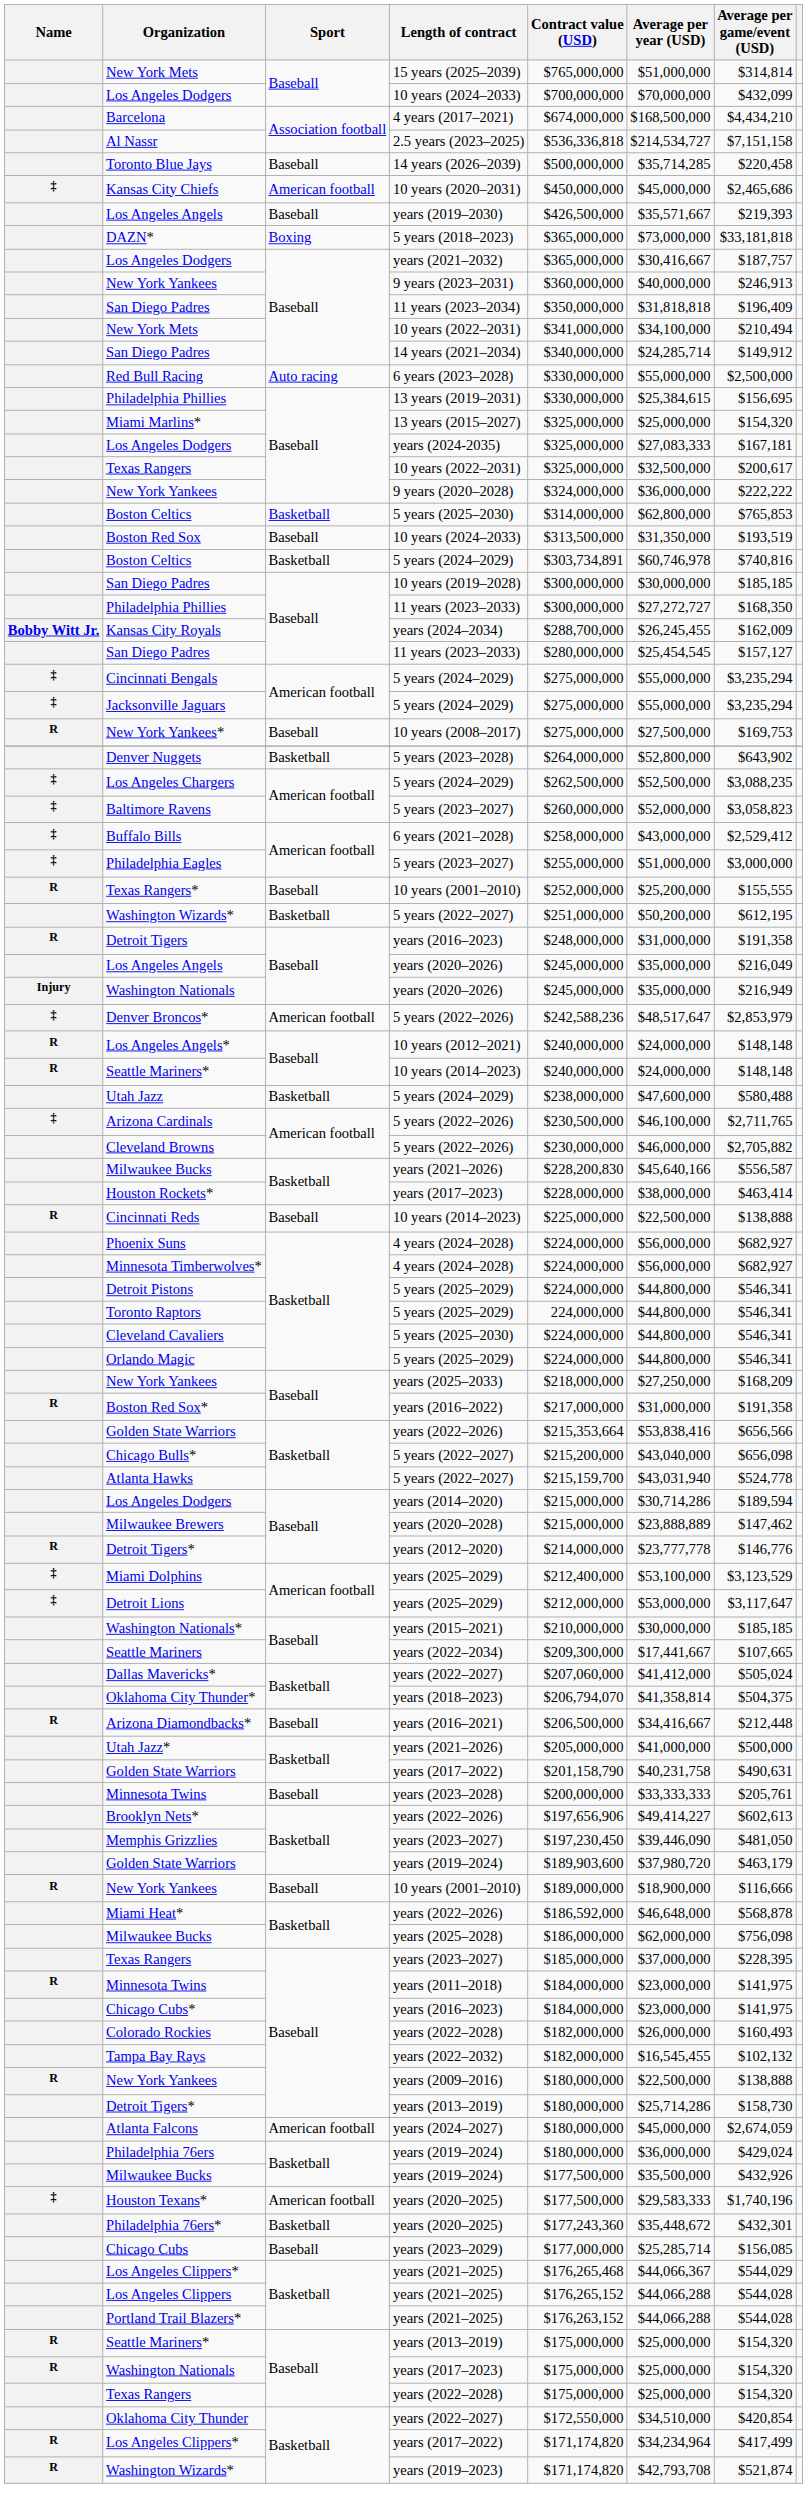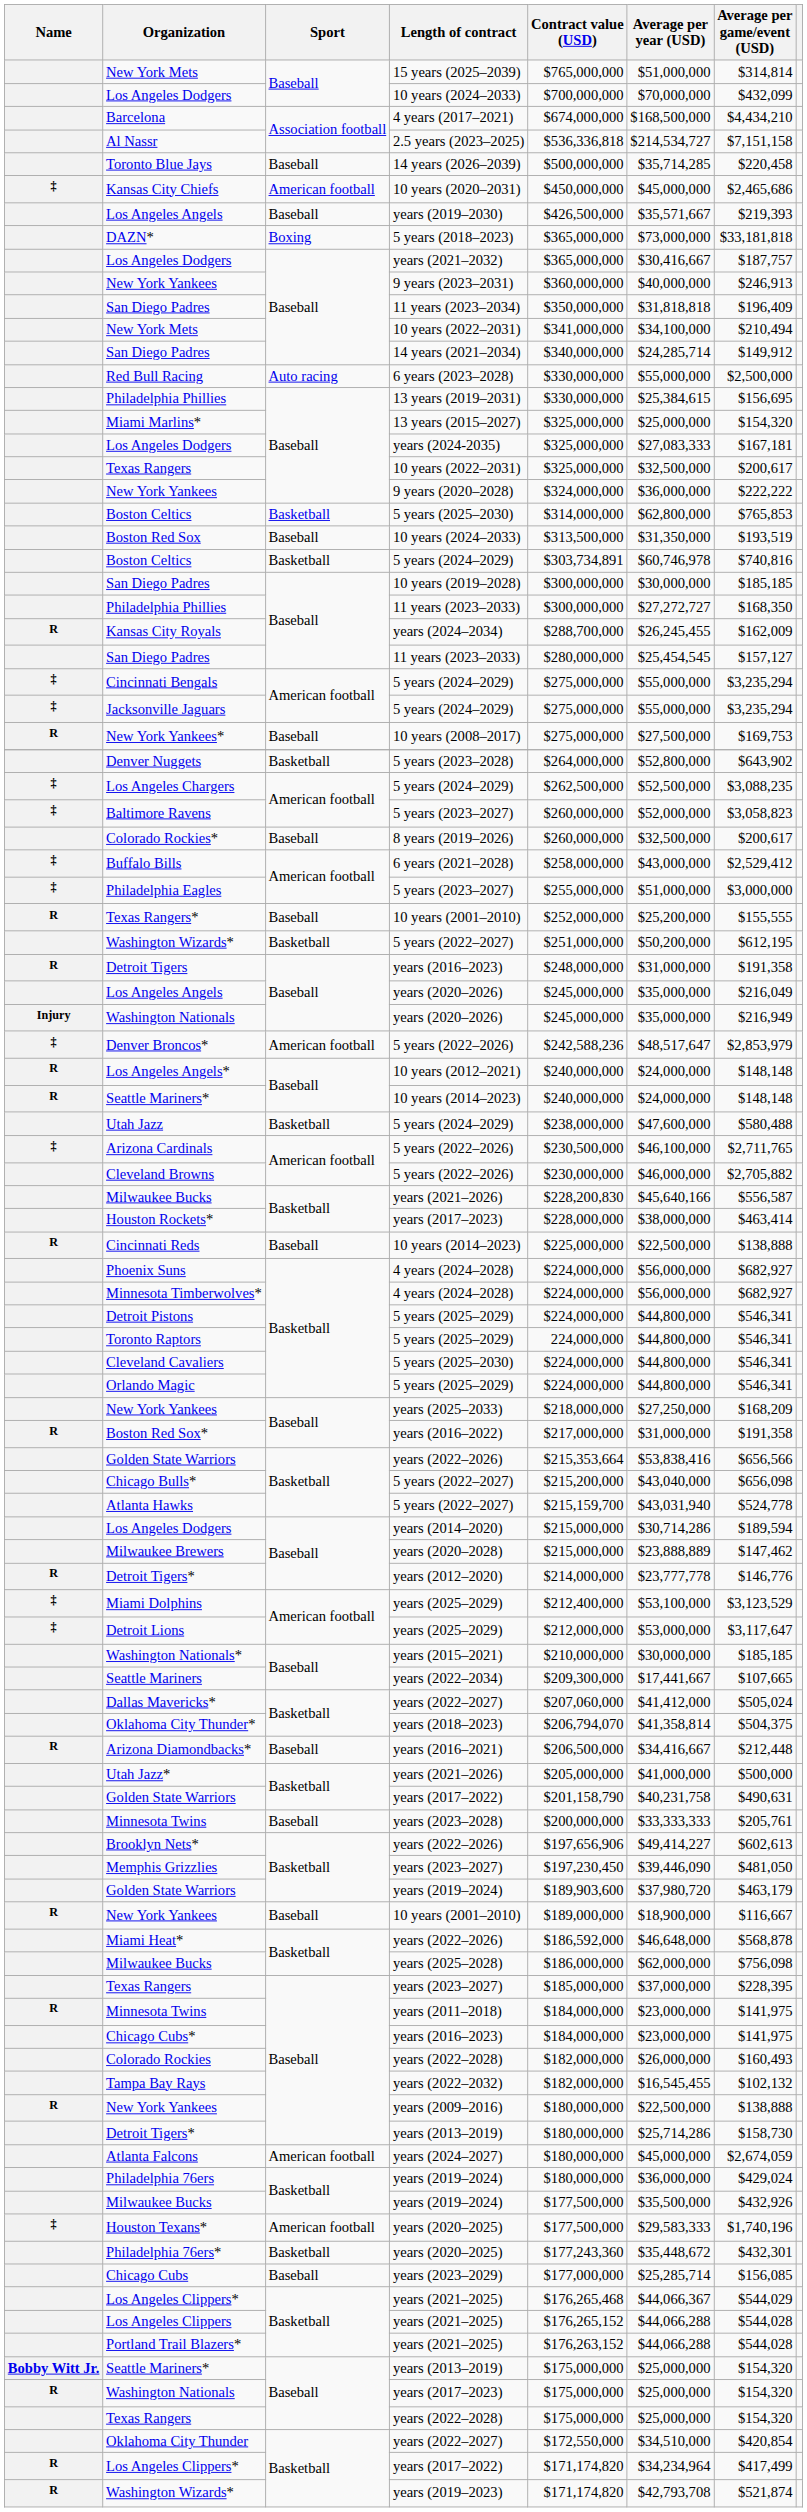(54, 630) Bobby Witt Jr. -> (54, 629) R
+ row: (162, 838)
(765, 1888) $116,666 -> (765, 1915) $116,667
(54, 2340) R -> (54, 2367) Bobby Witt Jr.
